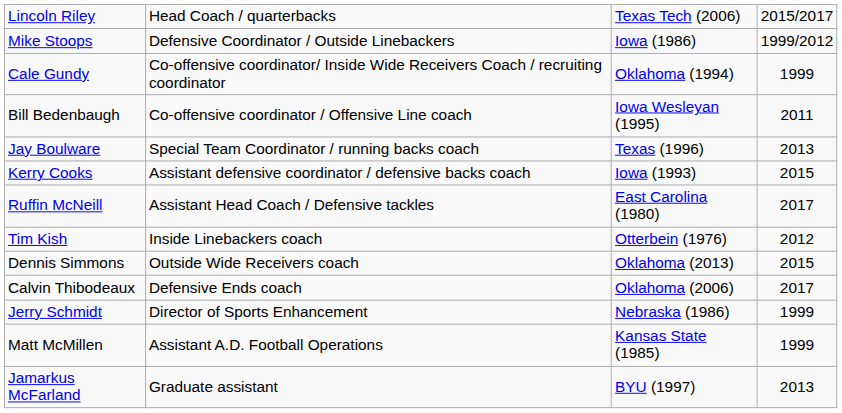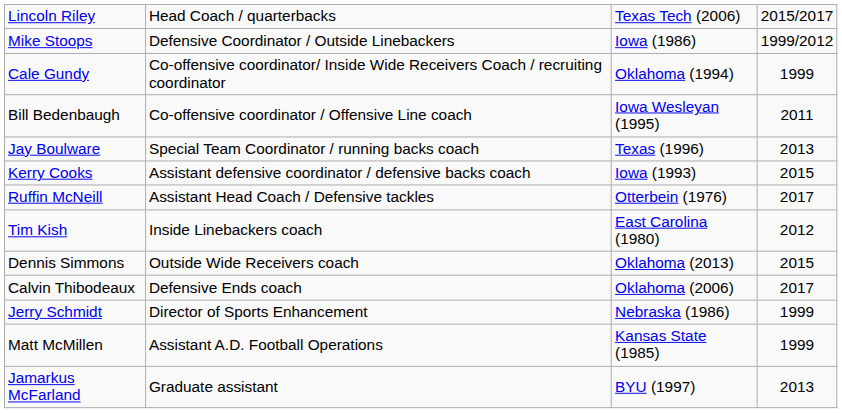(661, 206) East Carolina (1980) -> (671, 197) Otterbein (1976)
(671, 239) Otterbein (1976) -> (661, 230) East Carolina (1980)
